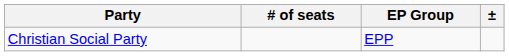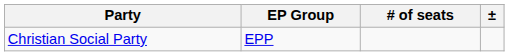columns swapped: (421, 16) <-> (301, 16)
